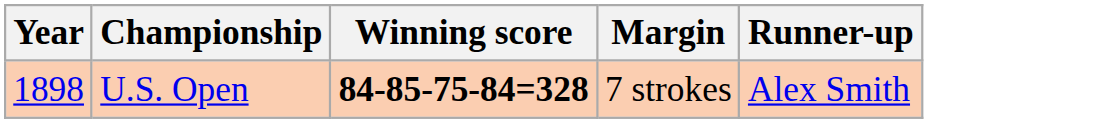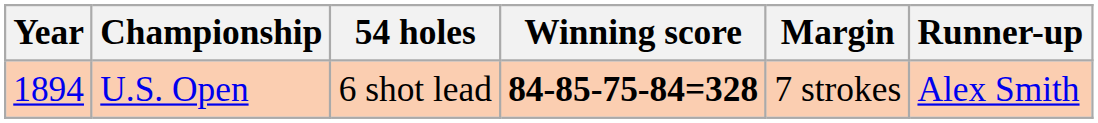+ column: (415, 32)
(49, 88) 1898 -> (49, 88) 1894
